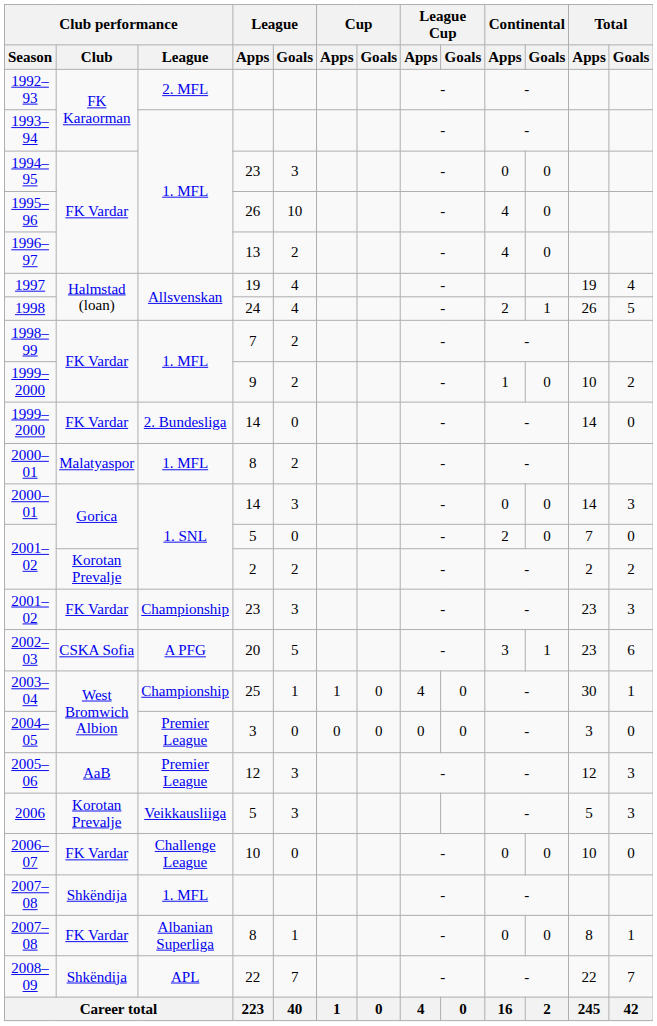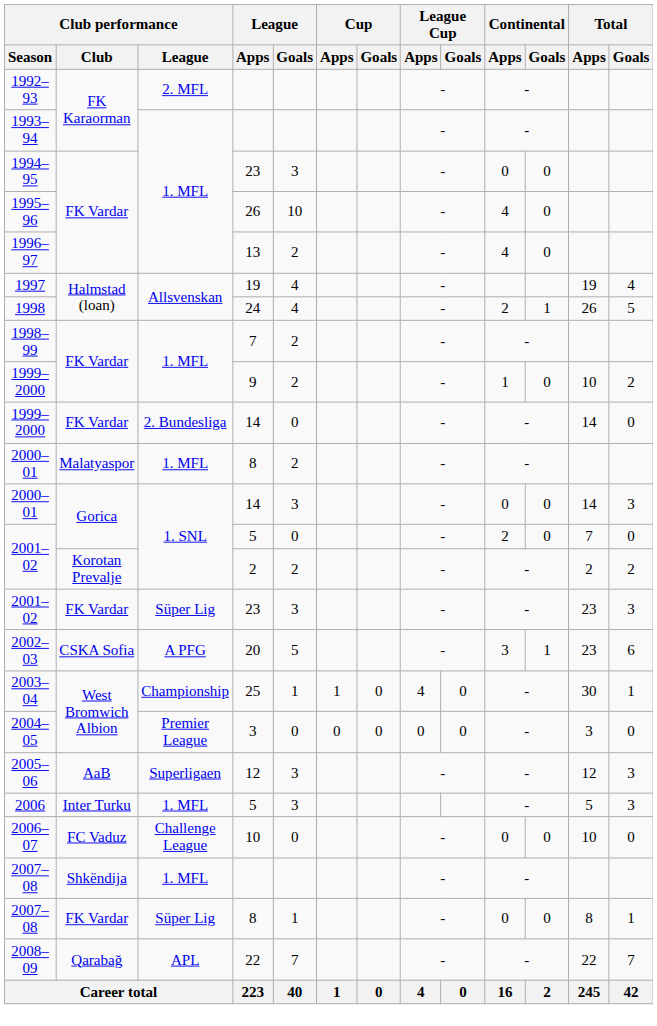(185, 609) Championship -> (185, 609) Süper Lig
(185, 772) Premier League -> (185, 772) Superligaen
(97, 813) Korotan Prevalje -> (97, 804) Inter Turku
(185, 813) Veikkausliiga -> (185, 804) 1. MFL
(97, 854) FK Vardar -> (97, 837) FC Vaduz
(185, 935) Albanian Superliga -> (185, 918) Süper Lig
(97, 976) Shkëndija -> (97, 959) Qarabağ
